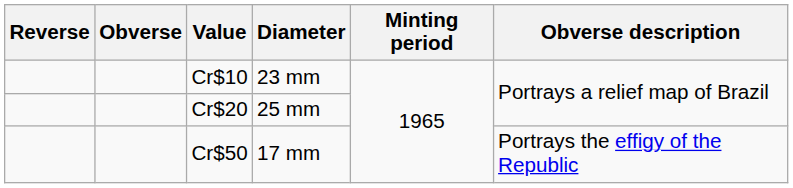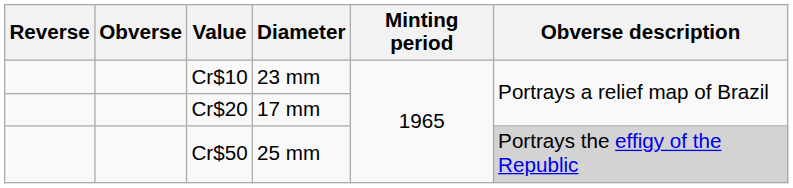(289, 109) 25 mm -> (289, 109) 17 mm
(289, 153) 17 mm -> (289, 153) 25 mm
(610, 153) no background -> (610, 153) lightgrey background
